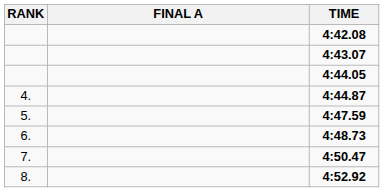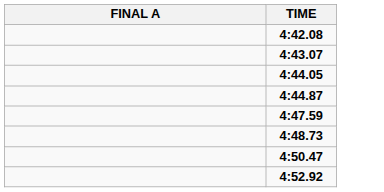- column: (26, 14)
